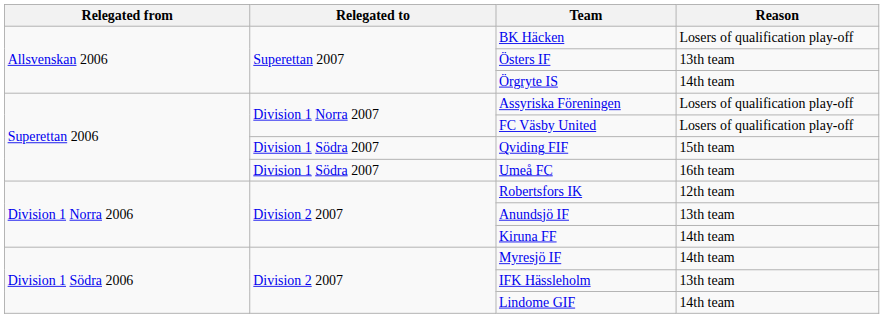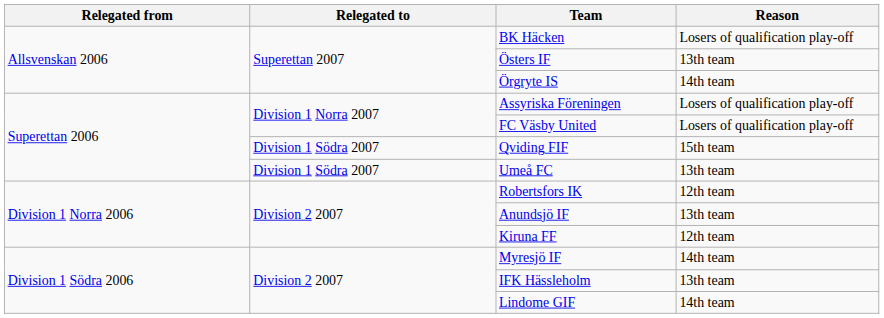(707, 170) 16th team -> (707, 170) 13th team
(707, 236) 14th team -> (707, 236) 12th team
